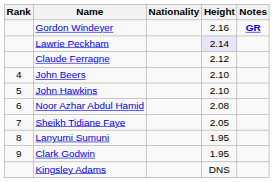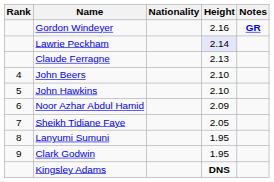(219, 59) 2.12 -> (219, 59) 2.13
(219, 106) 2.08 -> (219, 106) 2.09
(219, 169) normal -> (219, 169) bold
